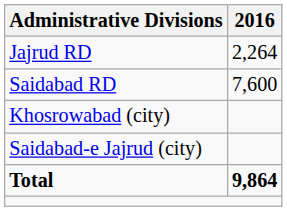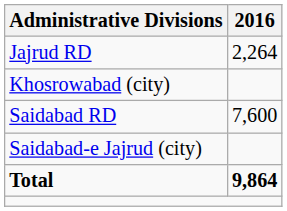rows swapped: (63, 84) <-> (90, 116)
